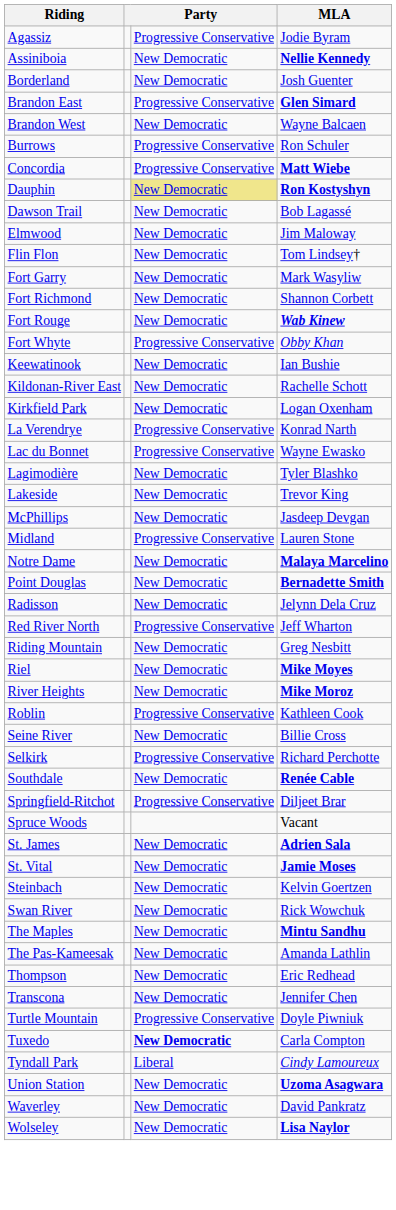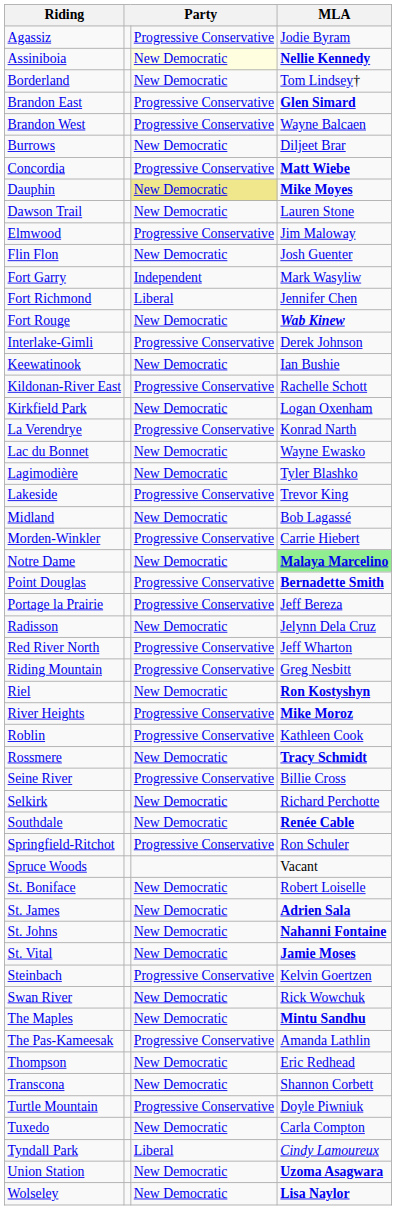(181, 59) no background -> (181, 59) lightyellow background
(316, 80) Josh Guenter -> (320, 80) Tom Lindsey†
(181, 124) New Democratic -> (204, 124) Progressive Conservative
(204, 146) Progressive Conservative -> (181, 146) New Democratic
(315, 146) Ron Schuler -> (313, 146) Diljeet Brar
(325, 189) Ron Kostyshyn -> (316, 189) Mike Moyes
(316, 211) Bob Lagassé -> (317, 211) Lauren Stone
(181, 233) New Democratic -> (204, 233) Progressive Conservative
(320, 255) Tom Lindsey† -> (316, 255) Josh Guenter
(181, 277) New Democratic -> (168, 277) Independent
(181, 299) New Democratic -> (154, 299) Liberal
(327, 299) Shannon Corbett -> (319, 299) Jennifer Chen
- row: (39, 342)
+ row: (50, 342)
(181, 386) New Democratic -> (204, 386) Progressive Conservative
(204, 451) Progressive Conservative -> (181, 451) New Democratic
(181, 495) New Democratic -> (204, 495) Progressive Conservative
- row: (38, 517)
(204, 539) Progressive Conservative -> (181, 517) New Democratic
(317, 539) Lauren Stone -> (316, 517) Bob Lagassé
+ row: (54, 539)
(334, 560) no background -> (334, 560) lightgreen background
(181, 582) New Democratic -> (204, 582) Progressive Conservative
+ row: (55, 604)
(181, 648) New Democratic -> (204, 670) Progressive Conservative
(316, 670) Mike Moyes -> (325, 691) Ron Kostyshyn
(181, 691) New Democratic -> (204, 713) Progressive Conservative
+ row: (35, 757)
(181, 735) New Democratic -> (204, 779) Progressive Conservative
(204, 757) Progressive Conservative -> (181, 801) New Democratic
(313, 801) Diljeet Brar -> (315, 844) Ron Schuler
+ row: (42, 888)
+ row: (32, 931)
(181, 888) New Democratic -> (204, 975) Progressive Conservative
(181, 953) New Democratic -> (204, 1041) Progressive Conservative
(319, 997) Jennifer Chen -> (327, 1084) Shannon Corbett
(182, 1041) bold -> (181, 1128) normal
- row: (34, 1106)
